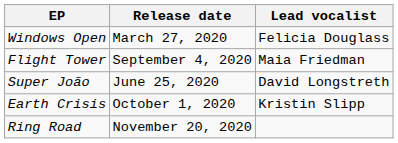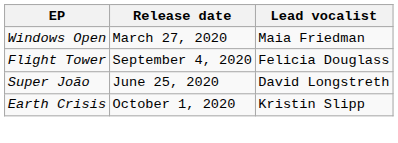(324, 38) Felicia Douglass -> (312, 38) Maia Friedman
(312, 60) Maia Friedman -> (324, 60) Felicia Douglass
- row: (45, 127)
